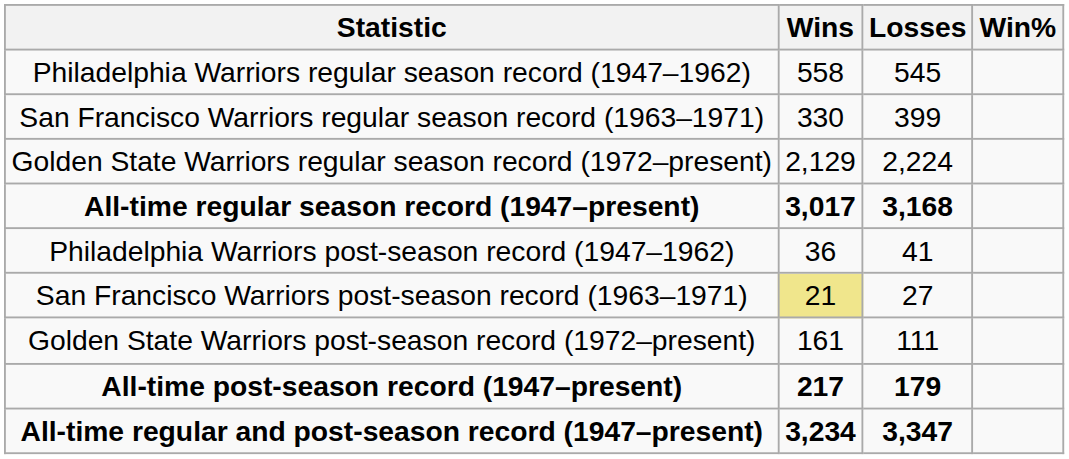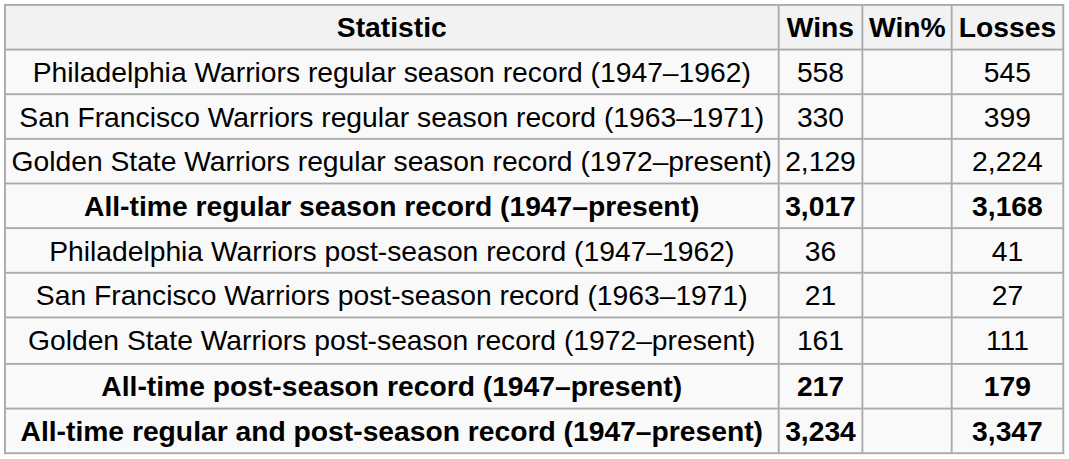columns swapped: (918, 27) <-> (1018, 27)
(820, 296) khaki background -> (820, 296) no background
